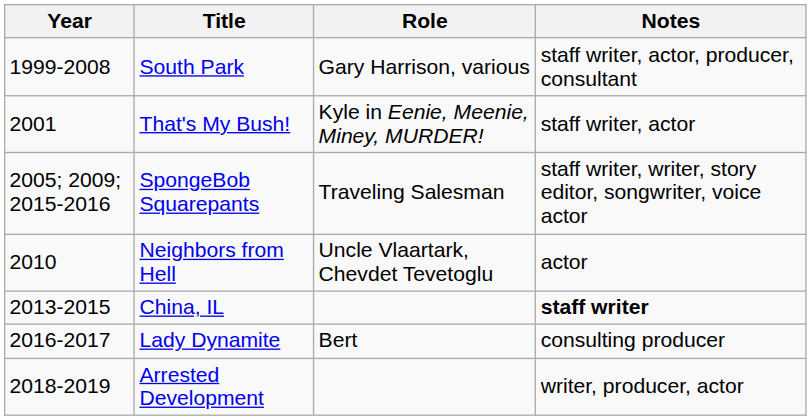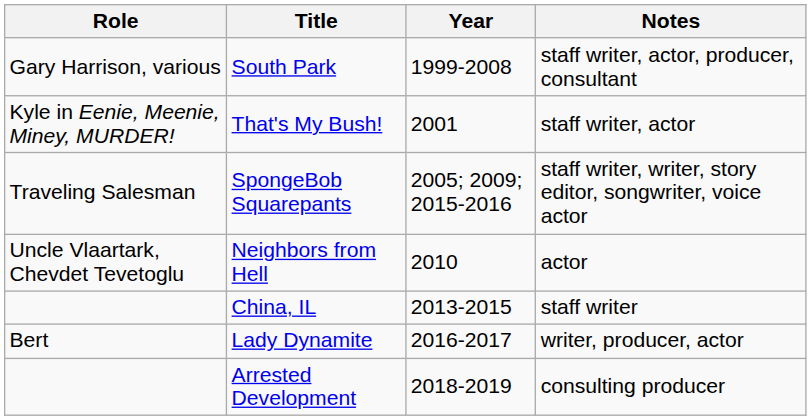columns swapped: (70, 21) <-> (425, 21)
(595, 307) bold -> (589, 307) normal
(633, 341) consulting producer -> (642, 341) writer, producer, actor
(642, 386) writer, producer, actor -> (633, 386) consulting producer
